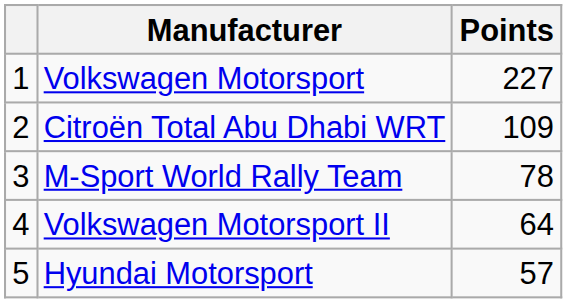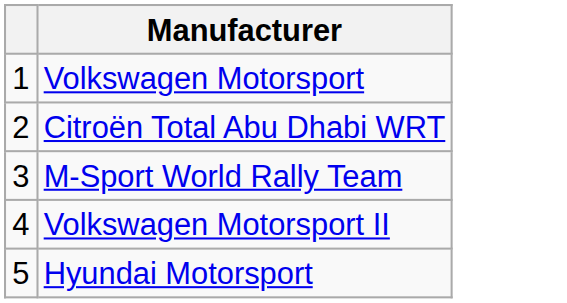- column: (507, 30)
